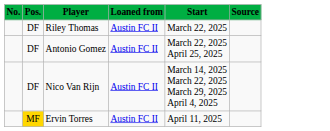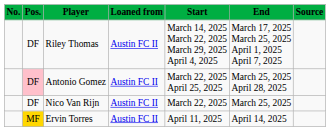+ column: (261, 12)
(197, 27) March 22, 2025 -> (197, 44) March 14, 2025 March 22, 2025 March 29, 2025 April 4, 2025
(33, 49) no background -> (33, 82) pink background
(197, 86) March 14, 2025 March 22, 2025 March 29, 2025 April 4, 2025 -> (197, 103) March 22, 2025
